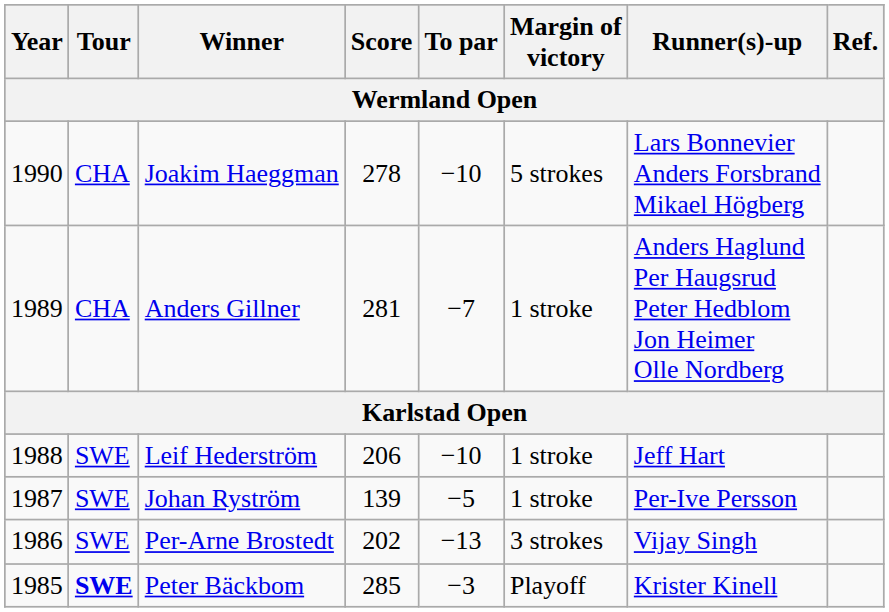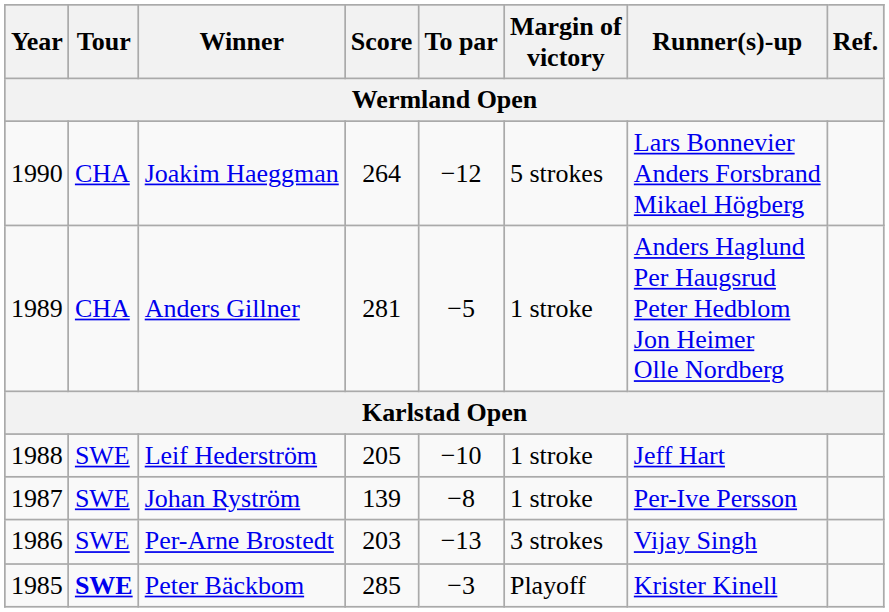(382, 173) 278 -> (382, 173) 264
(461, 173) −10 -> (461, 173) −12
(461, 308) −7 -> (461, 308) −5
(382, 455) 206 -> (382, 455) 205
(461, 498) −5 -> (461, 498) −8
(382, 541) 202 -> (382, 541) 203
